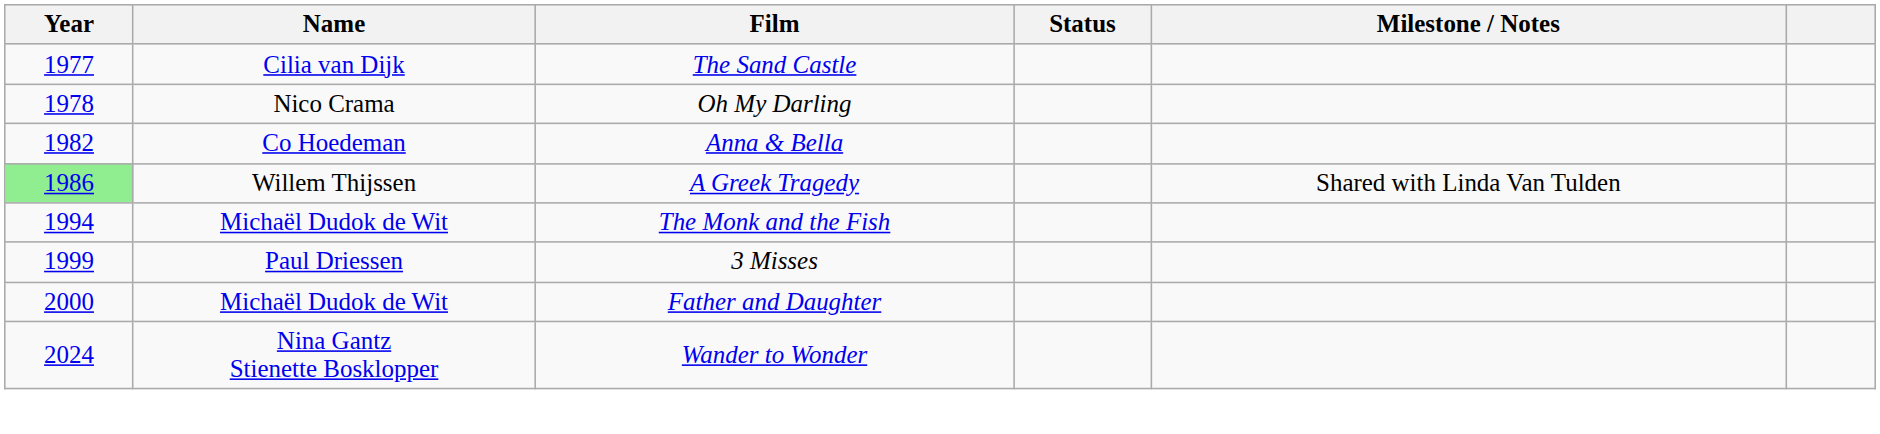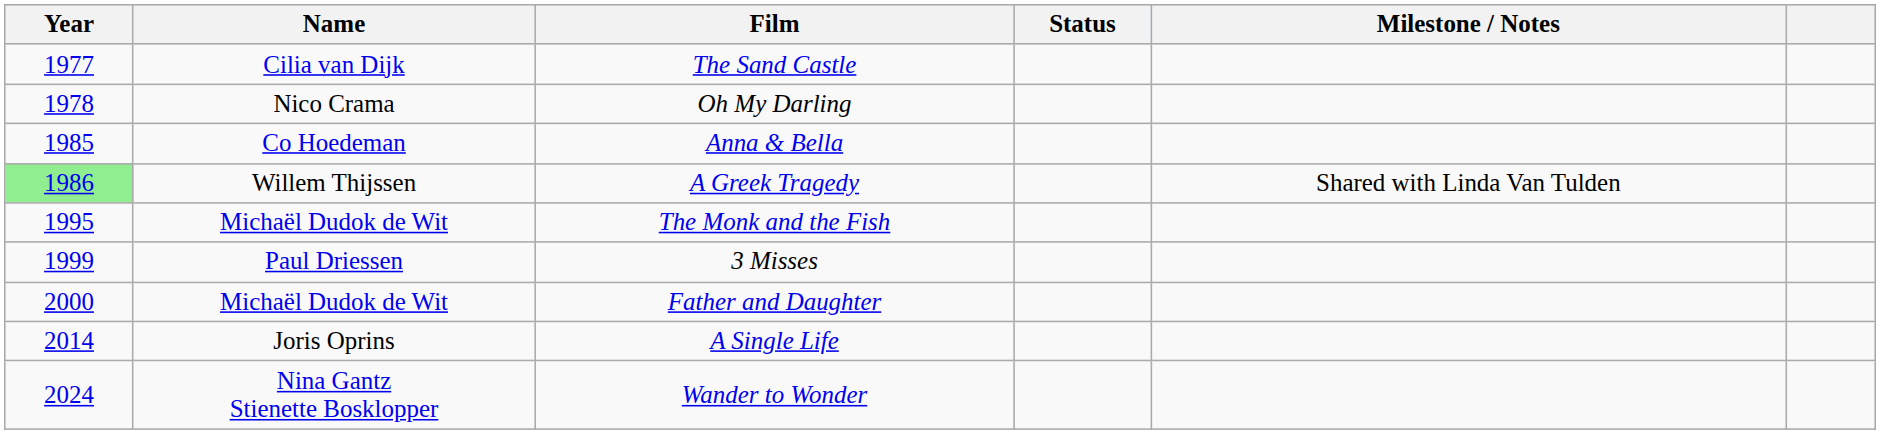(69, 143) 1982 -> (69, 143) 1985
(69, 222) 1994 -> (69, 222) 1995
+ row: (775, 340)
